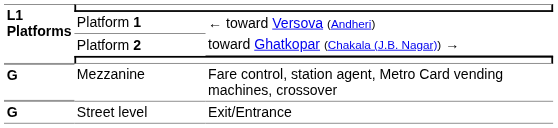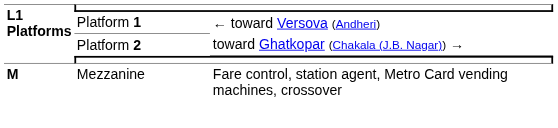(12, 75) G -> (13, 74) M
- row: (112, 112)
